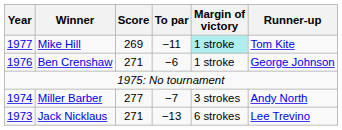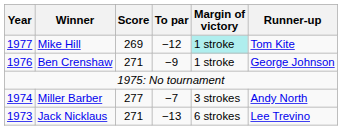(172, 44) −11 -> (172, 44) −12
(172, 62) −6 -> (172, 62) −9
